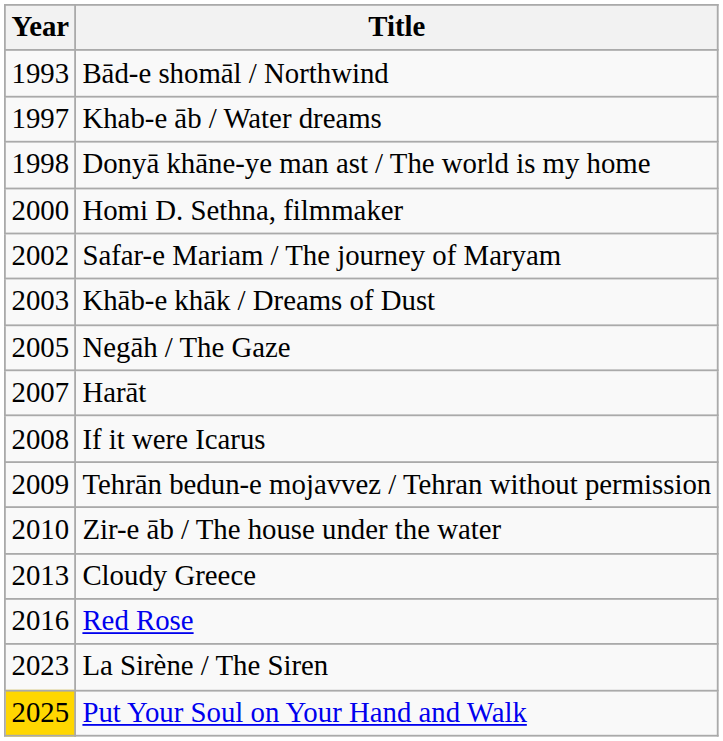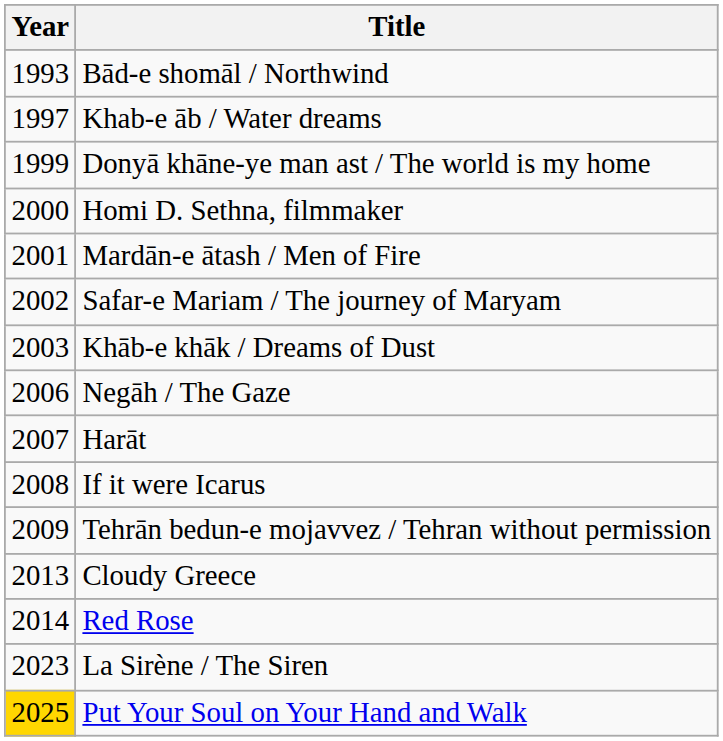(40, 164) 1998 -> (40, 164) 1999
+ row: (252, 255)
(40, 347) 2005 -> (40, 392) 2006
- row: (292, 529)
(40, 621) 2016 -> (40, 621) 2014
